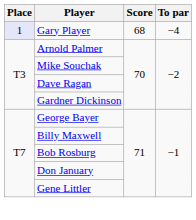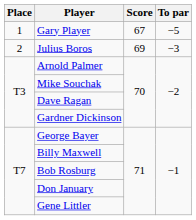(19, 30) lavender background -> (19, 30) no background
(140, 30) 68 -> (140, 30) 67
(173, 30) −4 -> (173, 30) −5
+ row: (65, 48)
